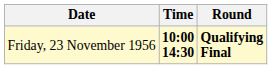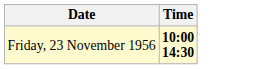- column: (232, 15)
